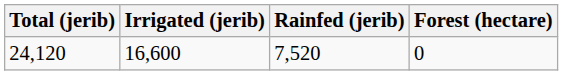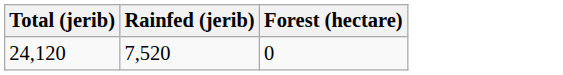- column: (195, 20)
